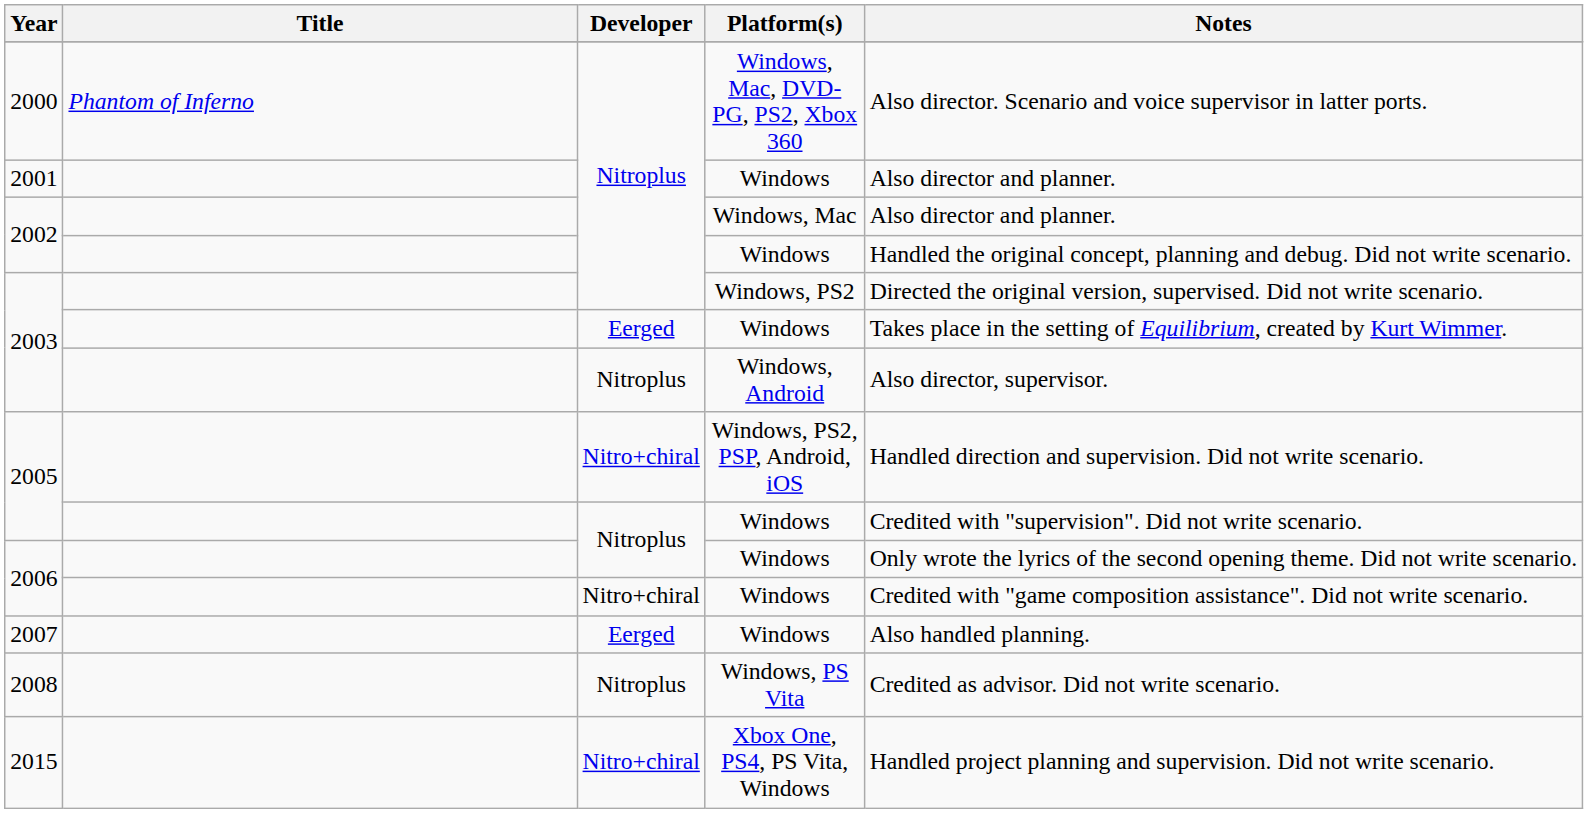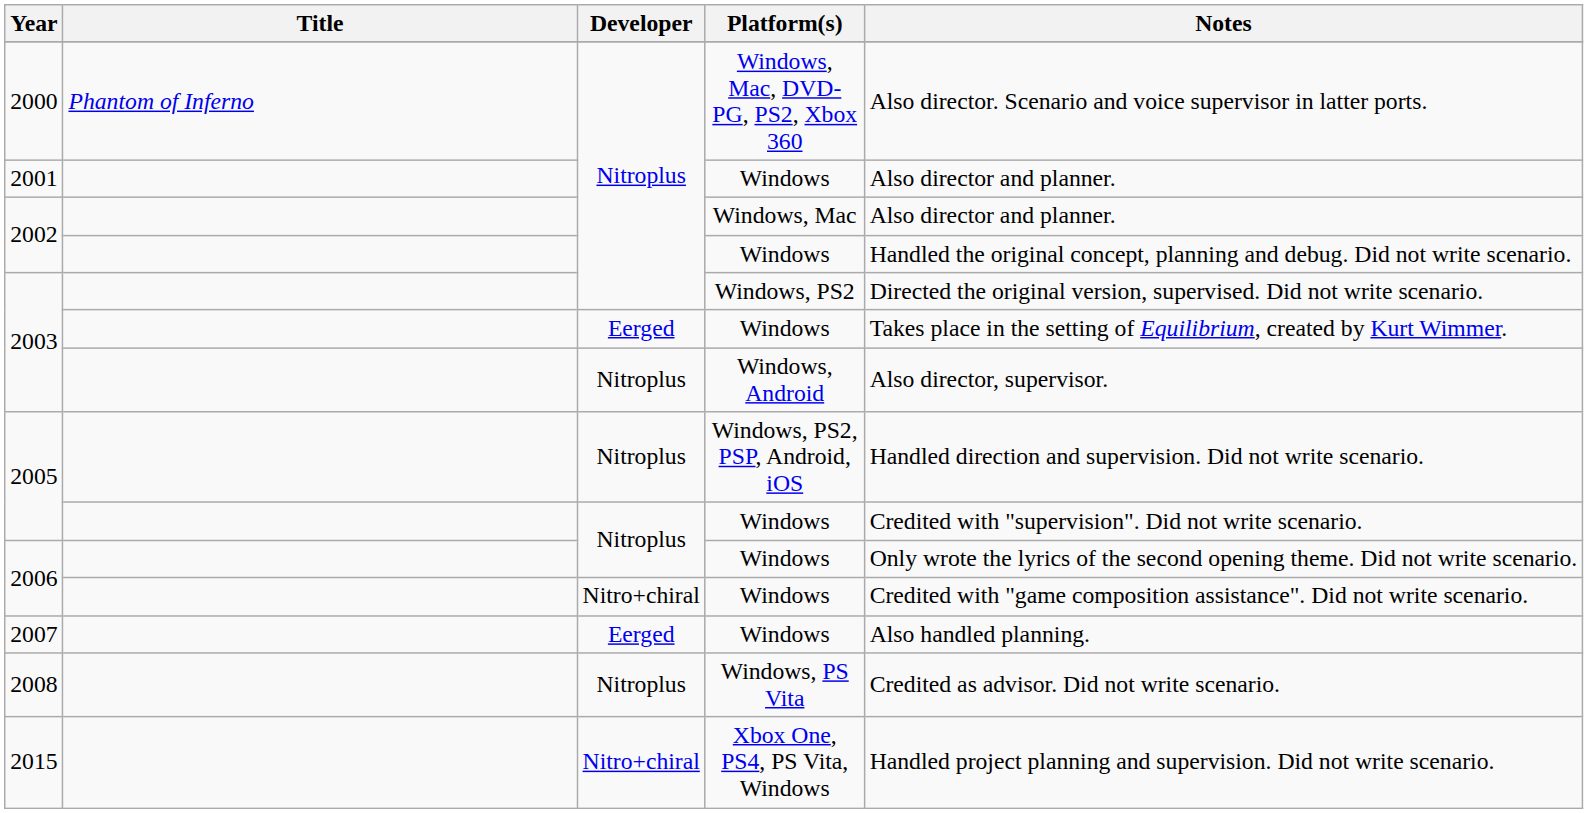(641, 456) Nitro+chiral -> (641, 456) Nitroplus
